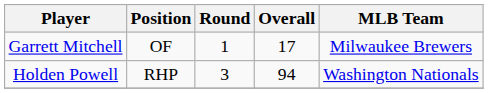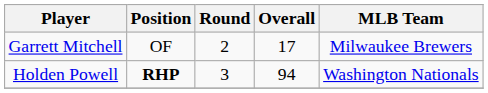(225, 46) 1 -> (225, 46) 2
(161, 74) normal -> (161, 74) bold
